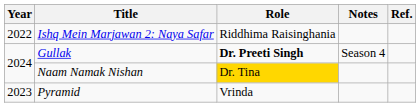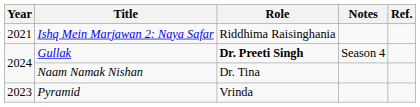(20, 33) 2022 -> (20, 33) 2021
(240, 72) gold background -> (240, 72) no background
